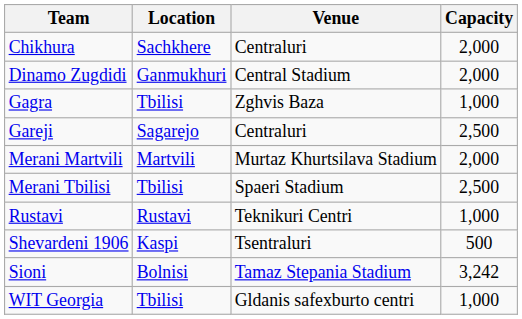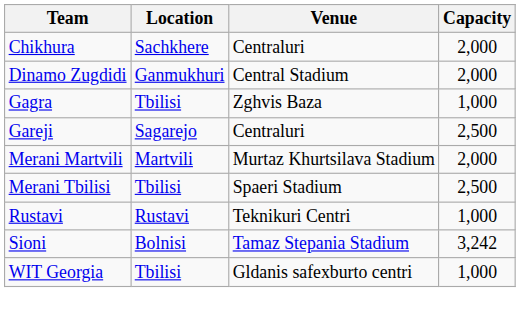- row: (69, 243)
